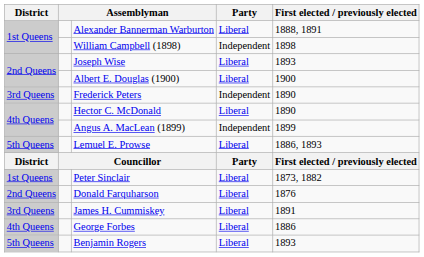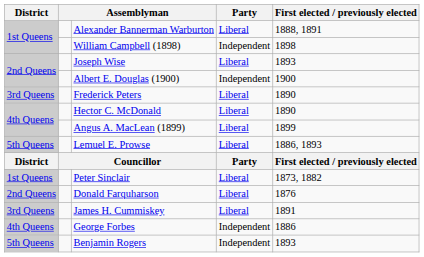(234, 78) Liberal -> (244, 78) Independent
(244, 95) Independent -> (234, 95) Liberal
(244, 128) Independent -> (234, 128) Liberal
(234, 227) Liberal -> (244, 227) Independent
(234, 243) Liberal -> (244, 243) Independent
